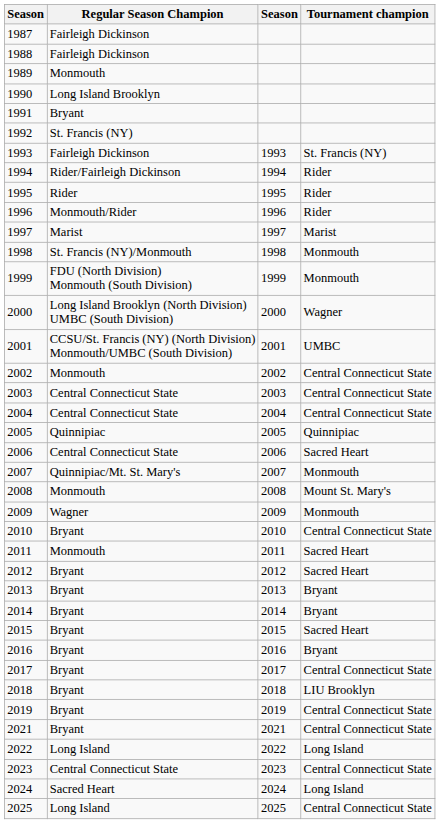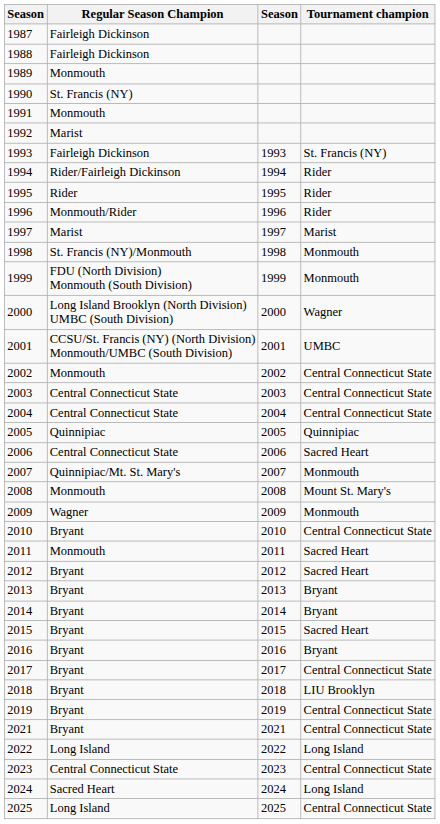(105, 93) Long Island Brooklyn -> (91, 93) St. Francis (NY)
(67, 113) Bryant -> (78, 113) Monmouth
(91, 133) St. Francis (NY) -> (66, 133) Marist
